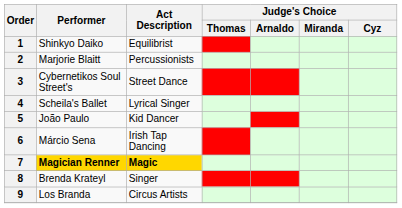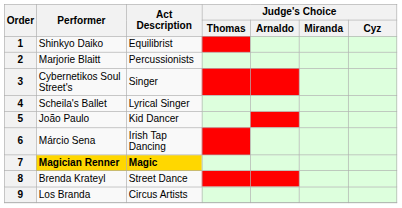(158, 82) Street Dance -> (143, 82) Singer
(143, 179) Singer -> (158, 179) Street Dance
